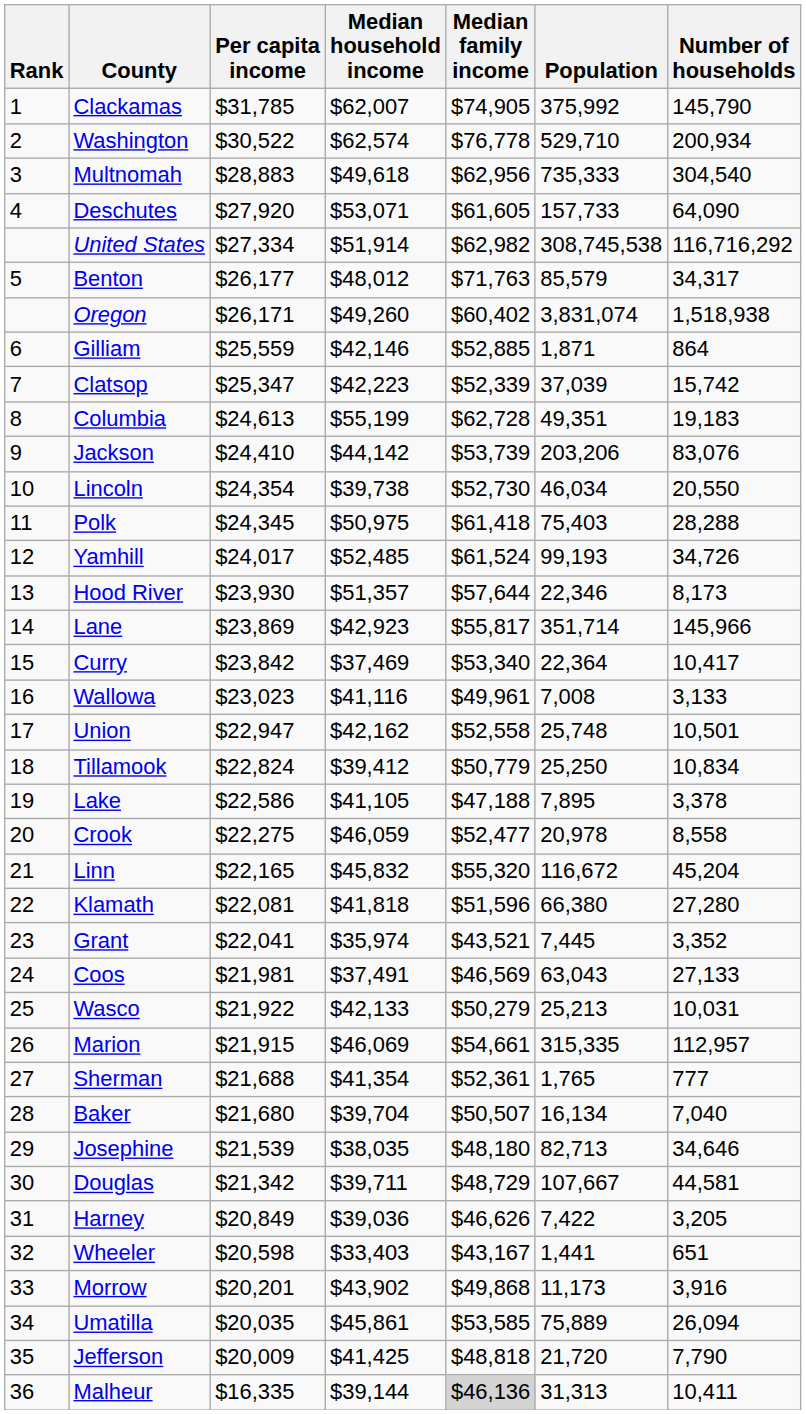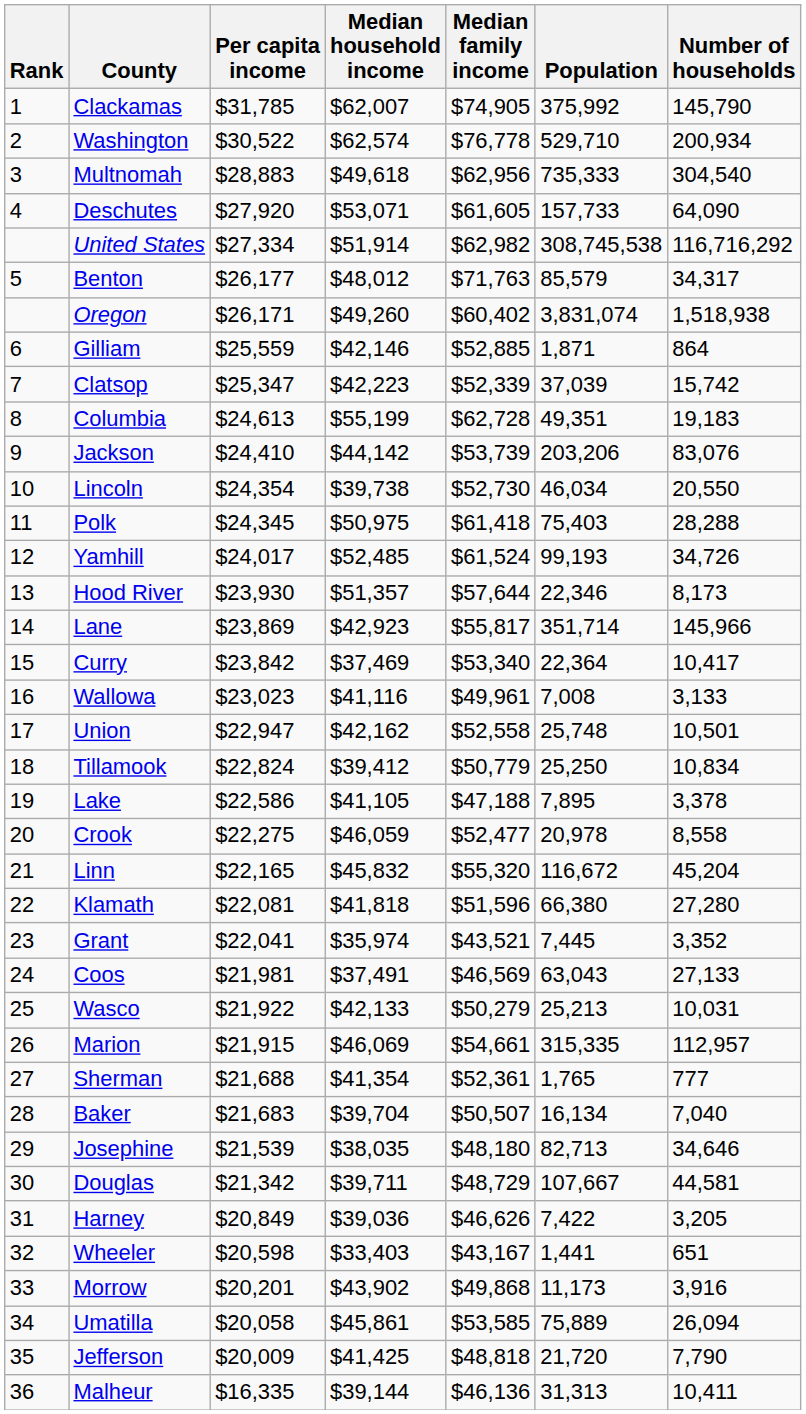(255, 1114) $21,680 -> (255, 1114) $21,683
(255, 1322) $20,035 -> (255, 1322) $20,058
(491, 1392) lightgrey background -> (491, 1392) no background
